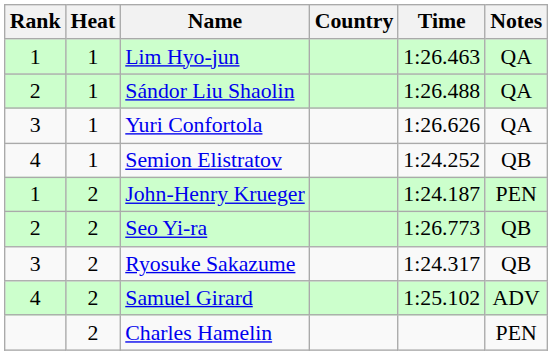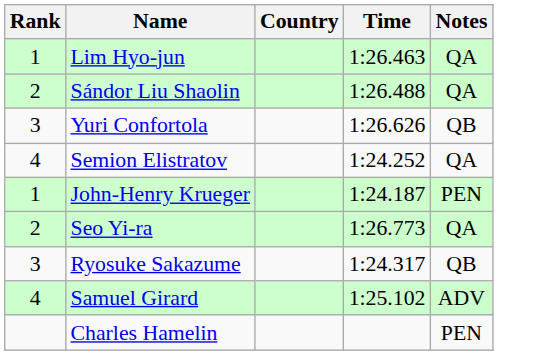- column: (93, 21)
(516, 125) QA -> (461, 125) QB
(516, 159) QB -> (461, 159) QA
(516, 228) QB -> (461, 228) QA
